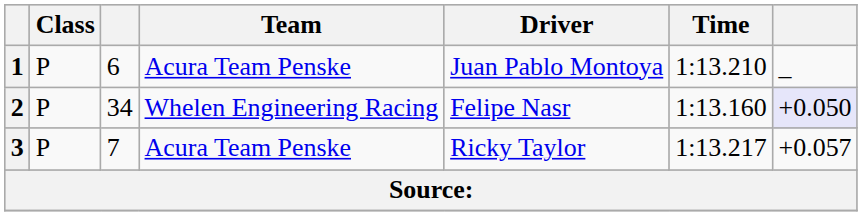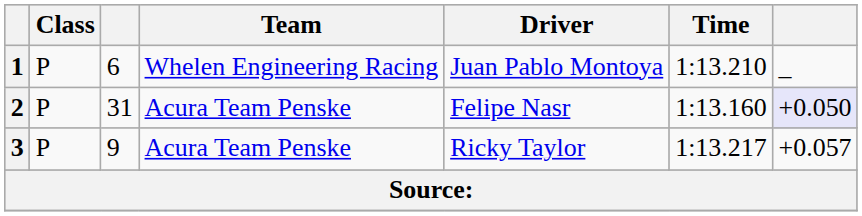(248, 66) Acura Team Penske -> (291, 66) Whelen Engineering Racing
(120, 107) 34 -> (120, 107) 31
(291, 107) Whelen Engineering Racing -> (248, 107) Acura Team Penske
(113, 148) 7 -> (113, 148) 9
